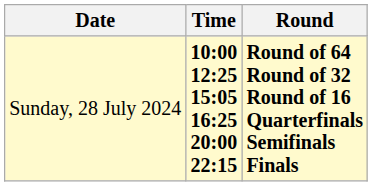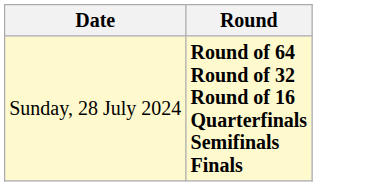- column: (214, 20)
